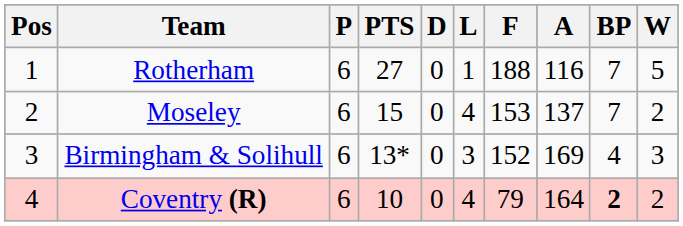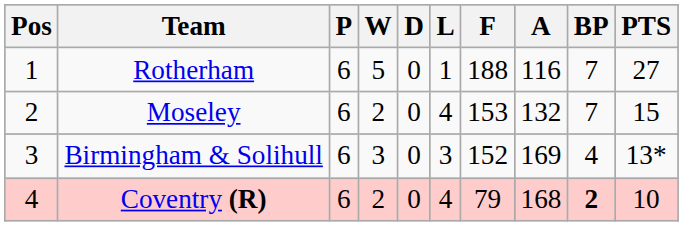columns swapped: (657, 26) <-> (390, 26)
(564, 112) 137 -> (541, 112) 132
(564, 198) 164 -> (541, 198) 168
